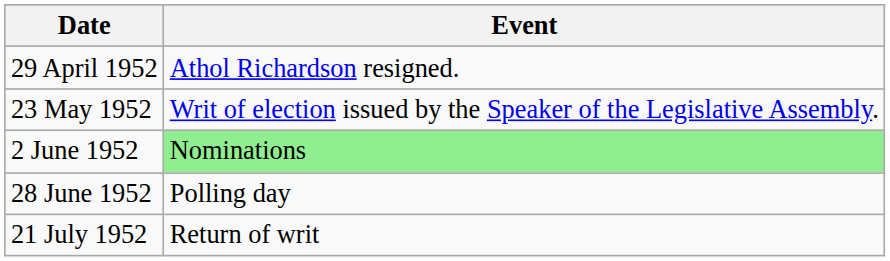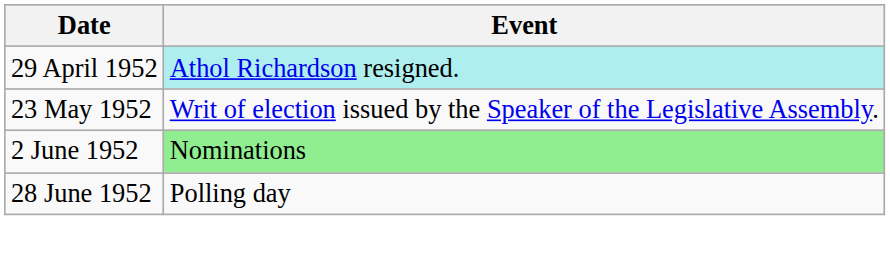(315, 67) no background -> (315, 67) paleturquoise background
- row: (79, 234)
